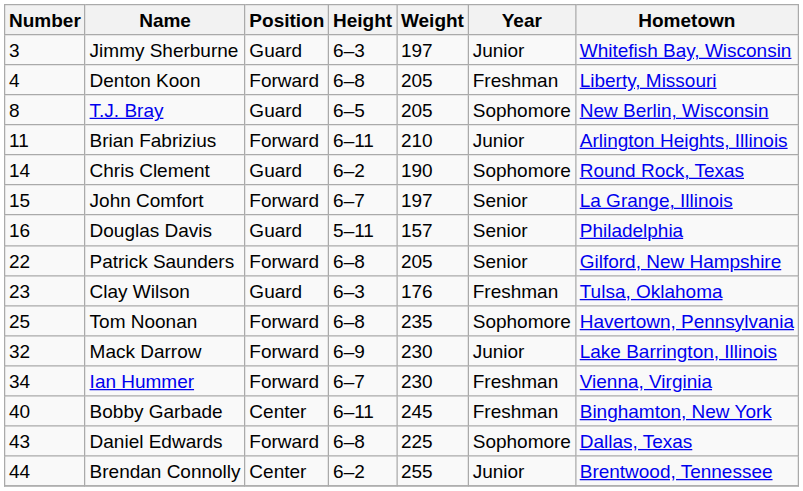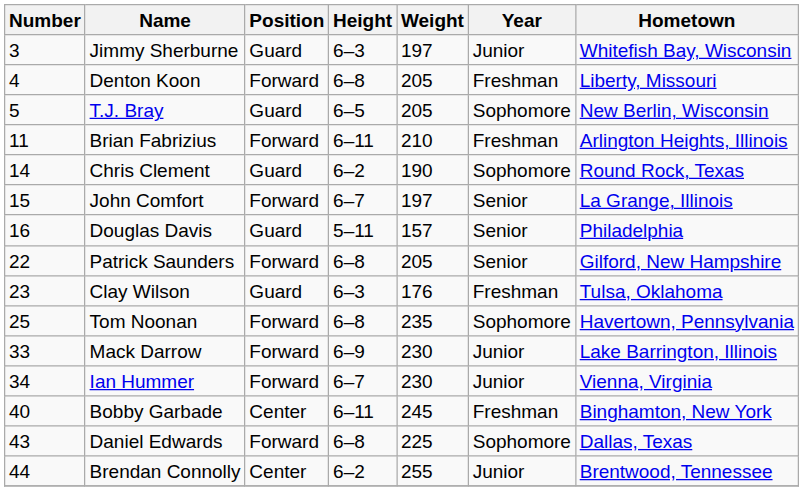(14, 110) 8 -> (14, 110) 5
(499, 140) Junior -> (515, 140) Freshman
(20, 351) 32 -> (20, 351) 33
(515, 381) Freshman -> (499, 381) Junior
